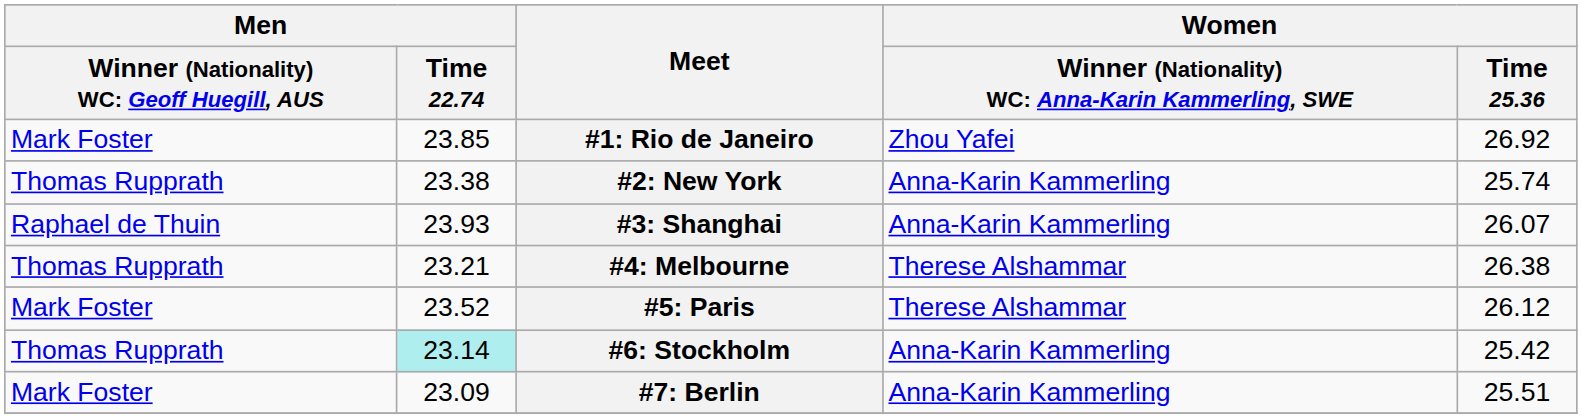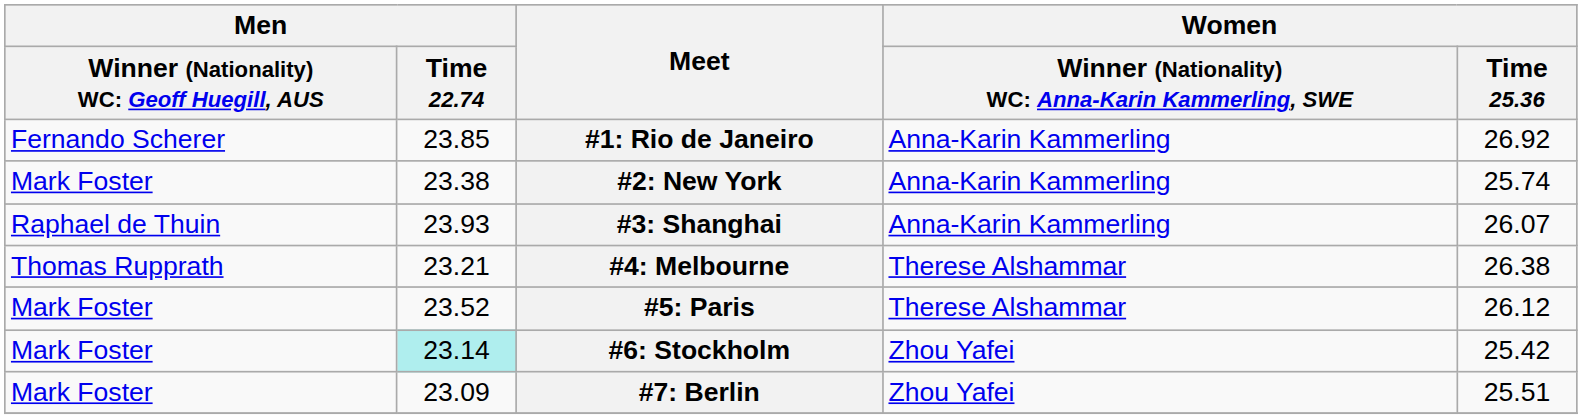(82, 139) Mark Foster -> (118, 139) Fernando Scherer
(951, 139) Zhou Yafei -> (1029, 139) Anna-Karin Kammerling
(117, 181) Thomas Rupprath -> (82, 181) Mark Foster
(117, 350) Thomas Rupprath -> (82, 350) Mark Foster
(1029, 350) Anna-Karin Kammerling -> (951, 350) Zhou Yafei
(1029, 392) Anna-Karin Kammerling -> (951, 392) Zhou Yafei
